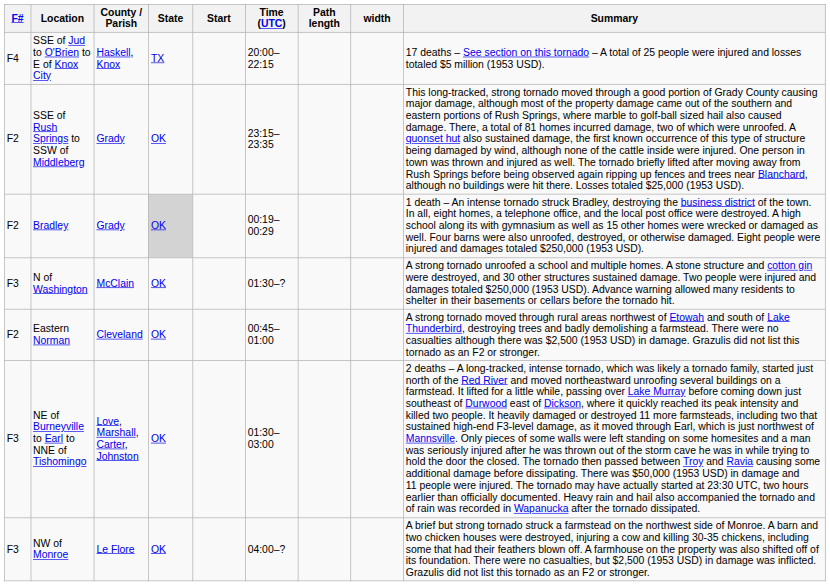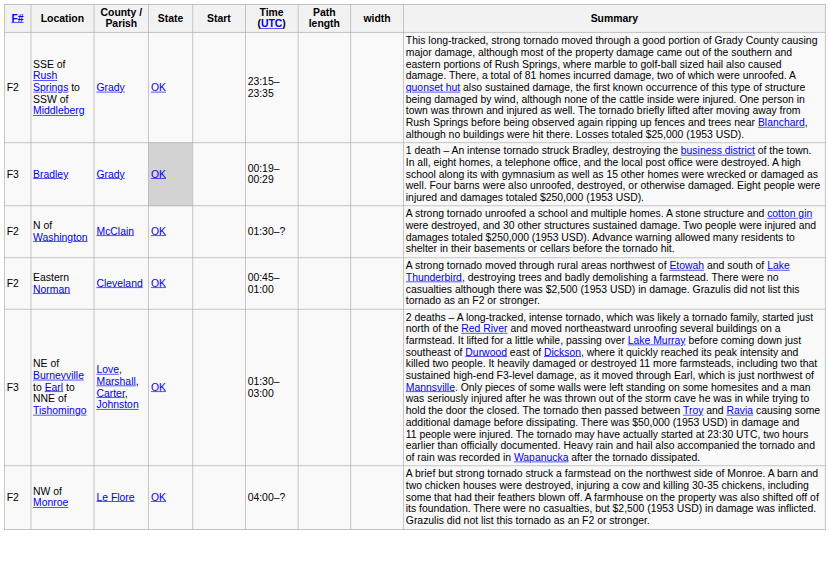- row: (62, 58)
(13, 226) F2 -> (13, 174) F3
(13, 283) F3 -> (13, 231) F2
(13, 549) F3 -> (13, 497) F2
